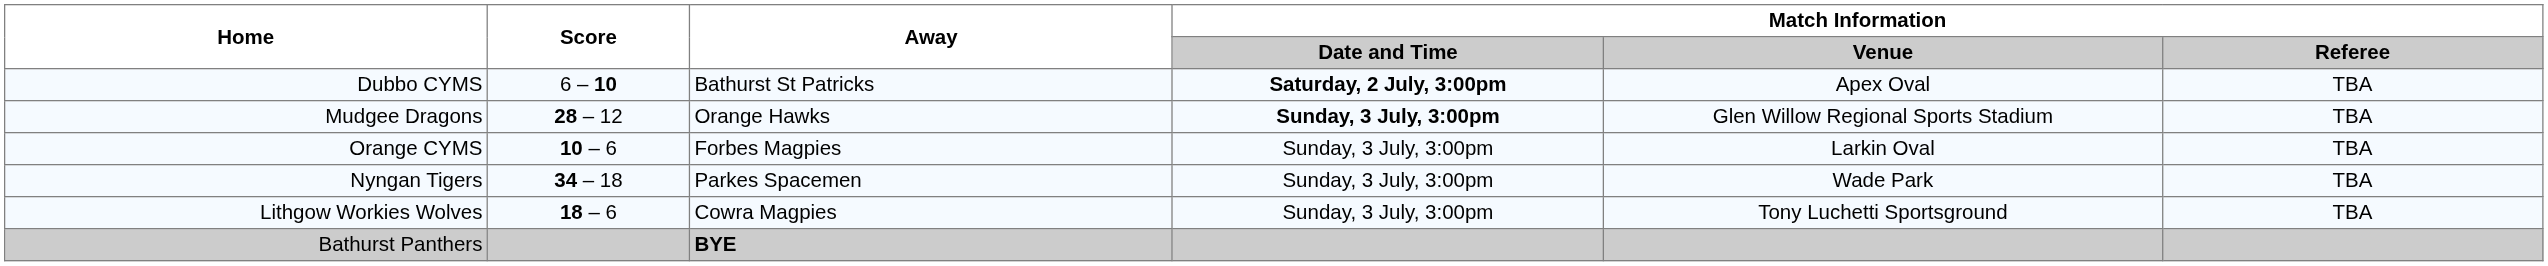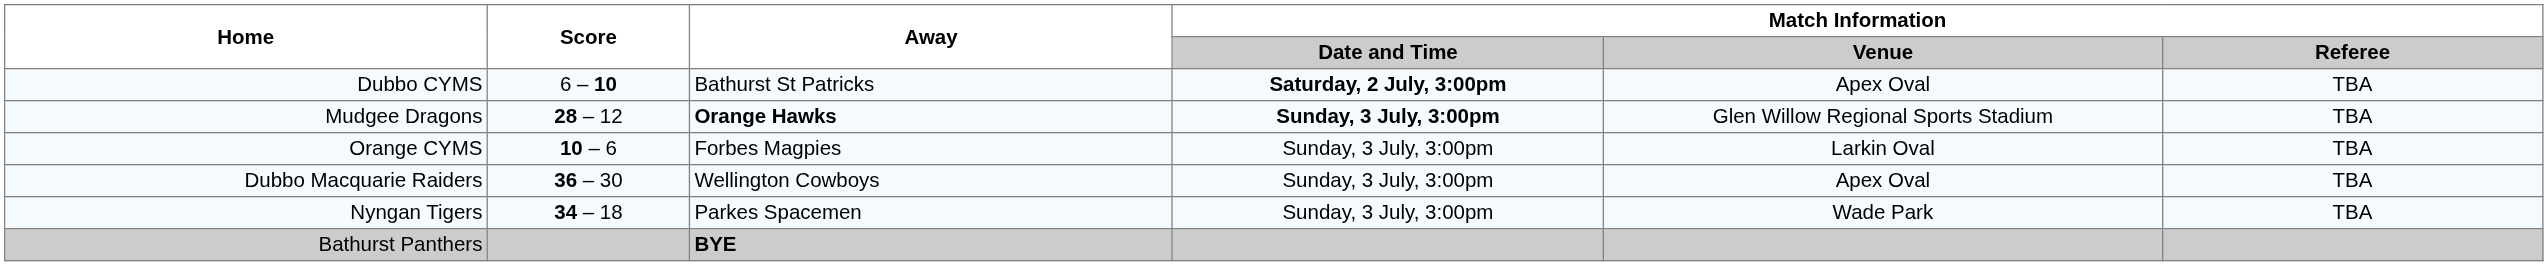(762, 116) normal -> (766, 116) bold
+ row: (363, 180)
- row: (371, 212)
